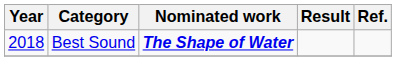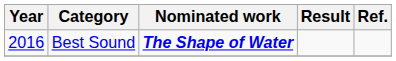(26, 42) 2018 -> (26, 42) 2016
